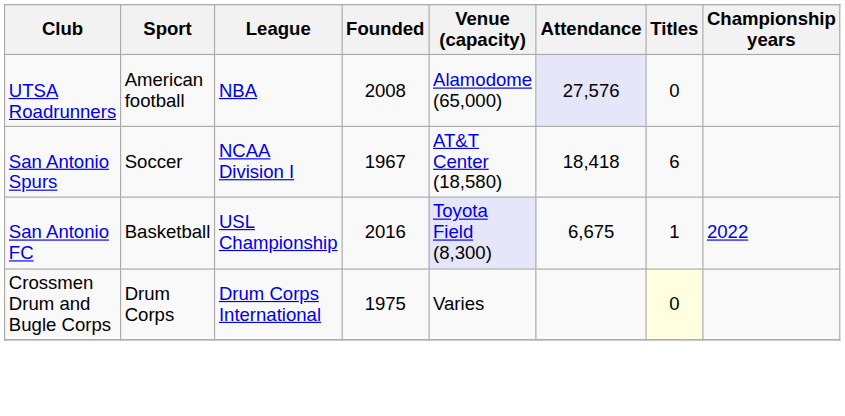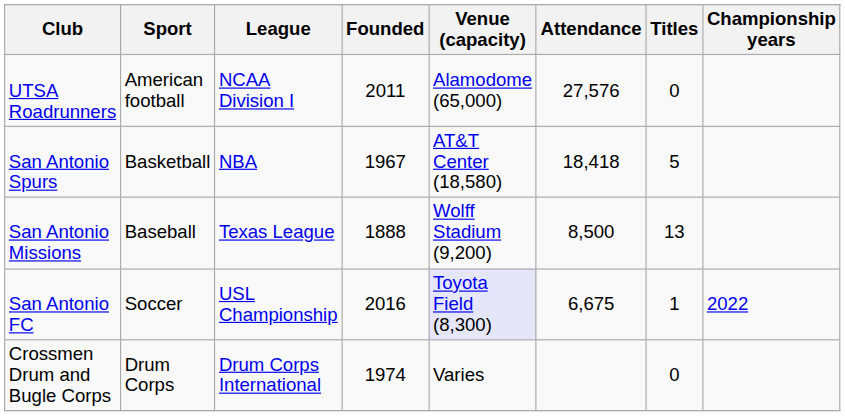(238, 90) NBA -> (257, 90) NCAA Division I
(385, 90) 2008 -> (385, 90) 2011
(591, 90) lavender background -> (591, 90) no background
(154, 161) Soccer -> (168, 161) Basketball
(257, 161) NCAA Division I -> (238, 161) NBA
(674, 161) 6 -> (674, 161) 5
+ row: (59, 243)
(168, 232) Basketball -> (154, 303) Soccer
(385, 303) 1975 -> (385, 375) 1974
(674, 303) lightyellow background -> (674, 375) no background
